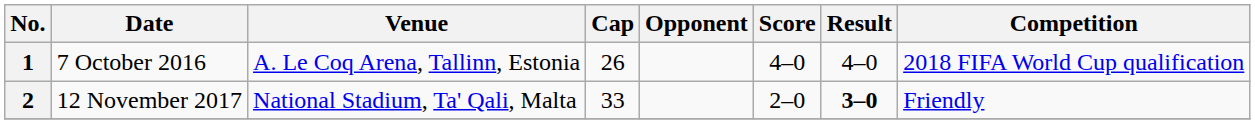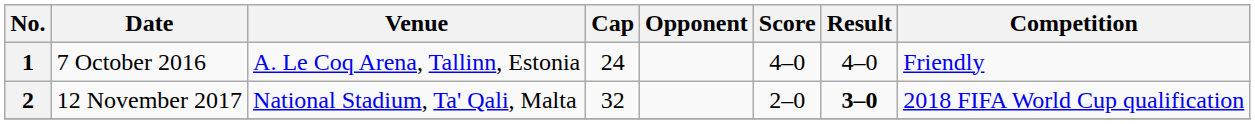(613, 61) 26 -> (613, 61) 24
(1074, 61) 2018 FIFA World Cup qualification -> (944, 61) Friendly
(613, 99) 33 -> (613, 99) 32
(944, 99) Friendly -> (1074, 99) 2018 FIFA World Cup qualification
